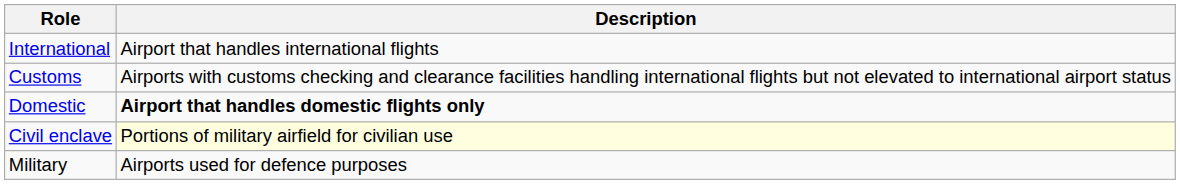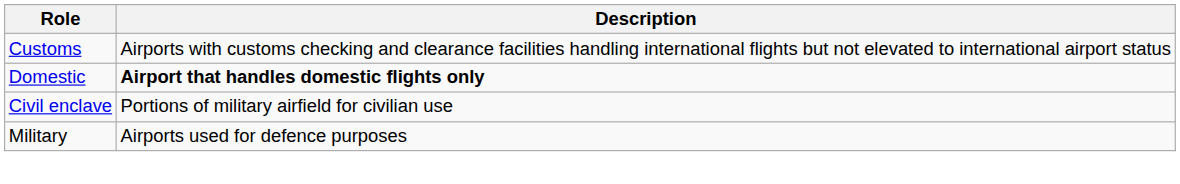- row: (59, 48)
(287, 135) lightyellow background -> (287, 106) no background
